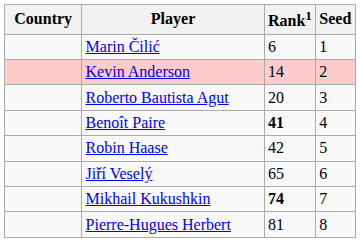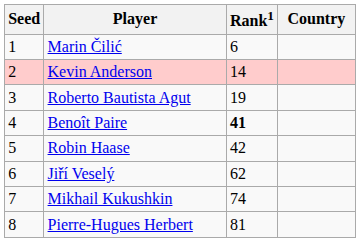columns swapped: (43, 19) <-> (335, 19)
(276, 97) 20 -> (238, 97) 19
(276, 173) 65 -> (238, 173) 62
(276, 199) bold -> (238, 199) normal
